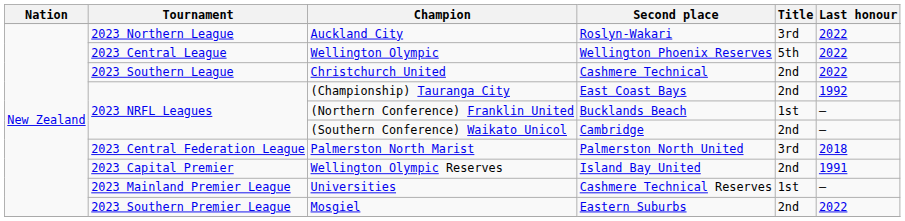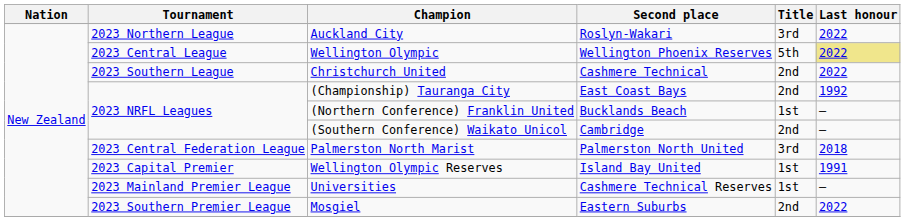(833, 53) no background -> (833, 53) khaki background
(788, 168) 2nd -> (788, 168) 1st
